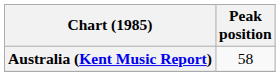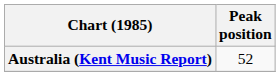(245, 58) 58 -> (245, 58) 52
